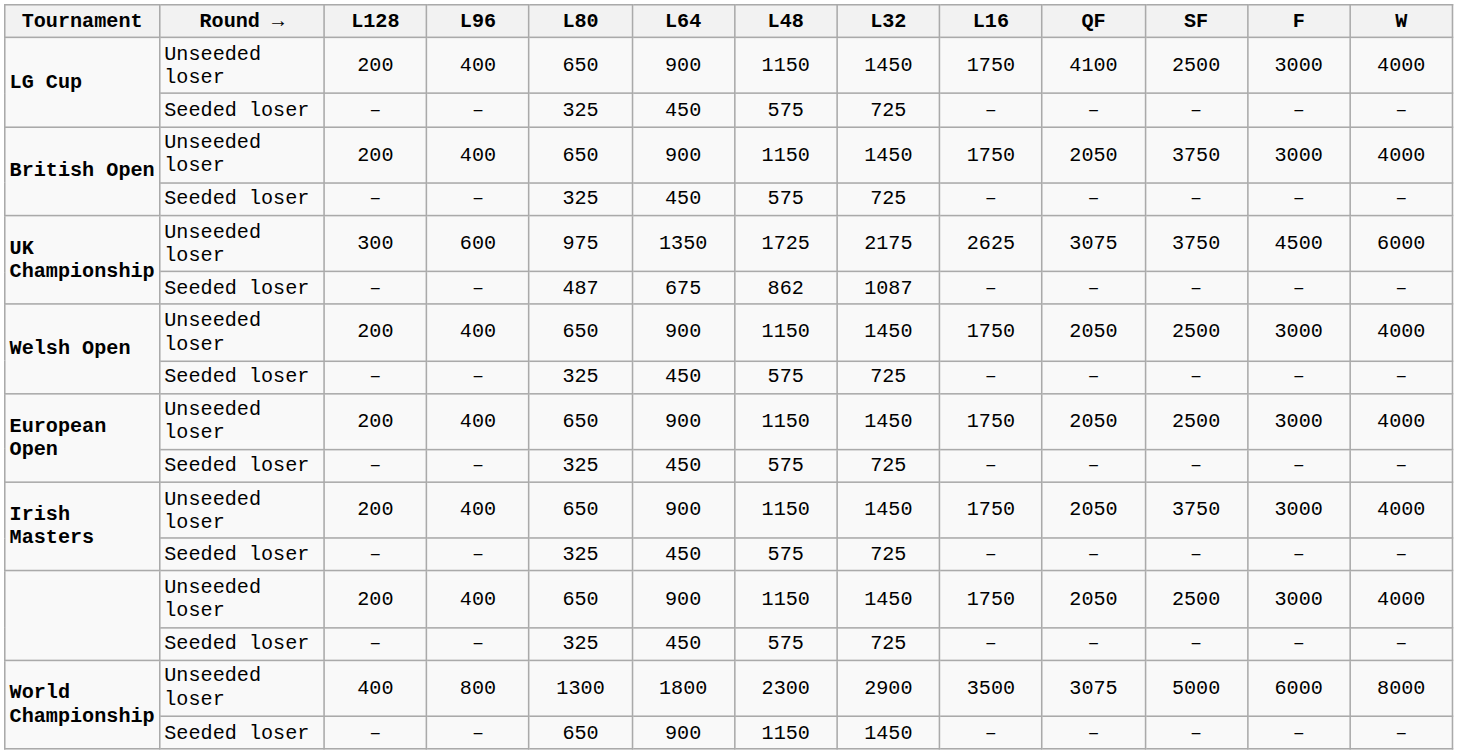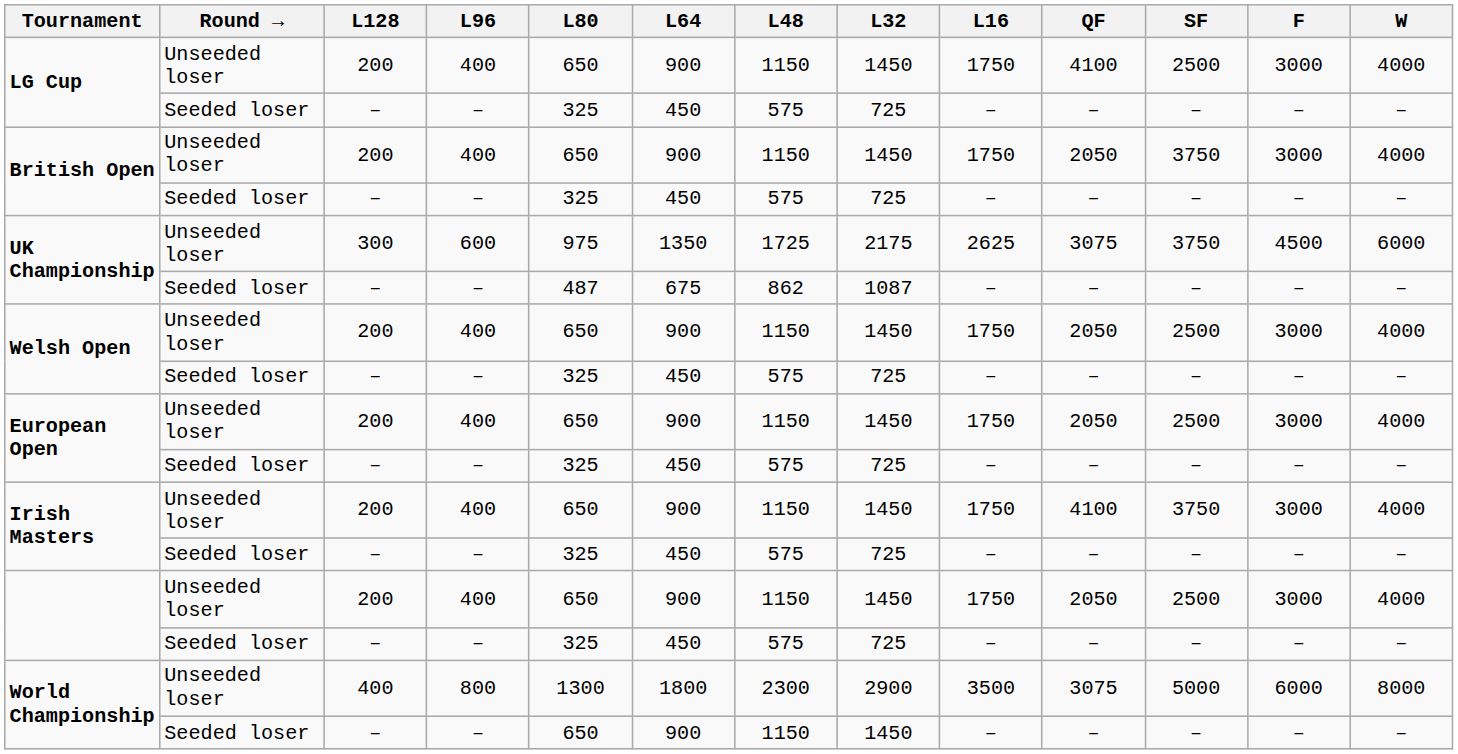(1094, 510) 2050 -> (1094, 510) 4100
